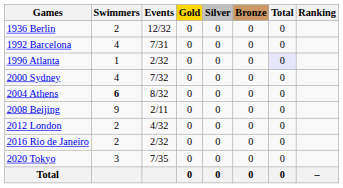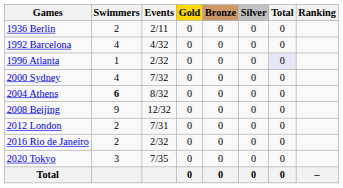columns swapped: (218, 12) <-> (251, 12)
(159, 28) 12/32 -> (159, 28) 2/11
(159, 45) 7/31 -> (159, 45) 4/32
(159, 110) 2/11 -> (159, 110) 12/32
(159, 126) 4/32 -> (159, 126) 7/31
